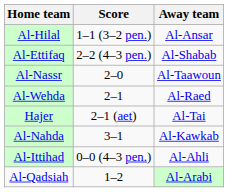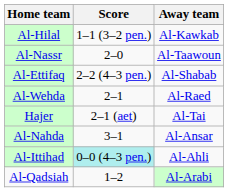(189, 34) Al-Ansar -> (189, 34) Al-Kawkab
rows swapped: (39, 75) <-> (39, 55)
(189, 136) Al-Kawkab -> (189, 136) Al-Ansar
(114, 156) no background -> (114, 156) paleturquoise background
